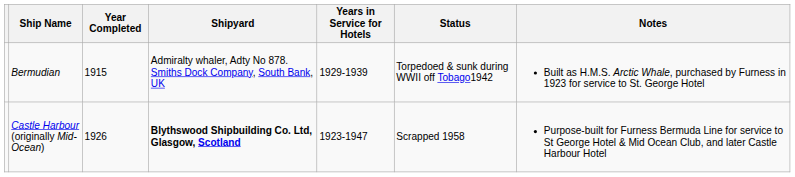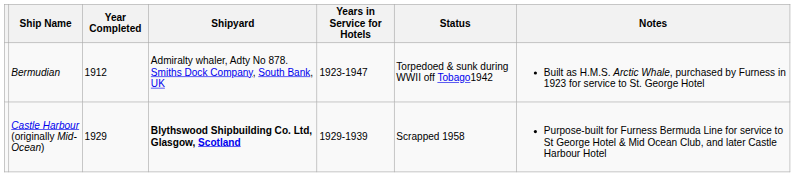(96, 72) 1915 -> (96, 72) 1912
(344, 72) 1929-1939 -> (344, 72) 1923-1947
(96, 137) 1926 -> (96, 137) 1929
(344, 137) 1923-1947 -> (344, 137) 1929-1939
